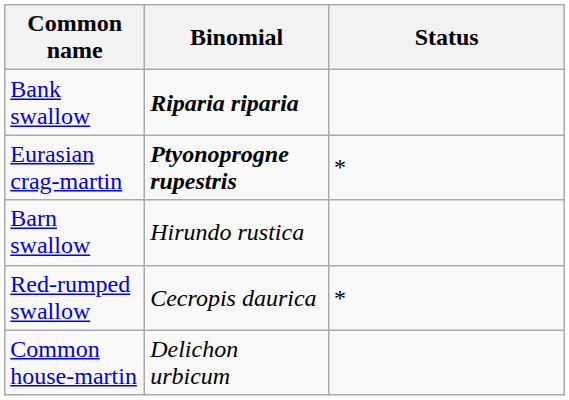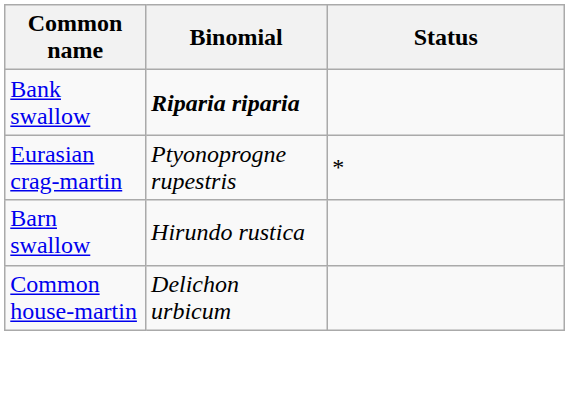(219, 167) bold -> (219, 167) normal
- row: (70, 297)
